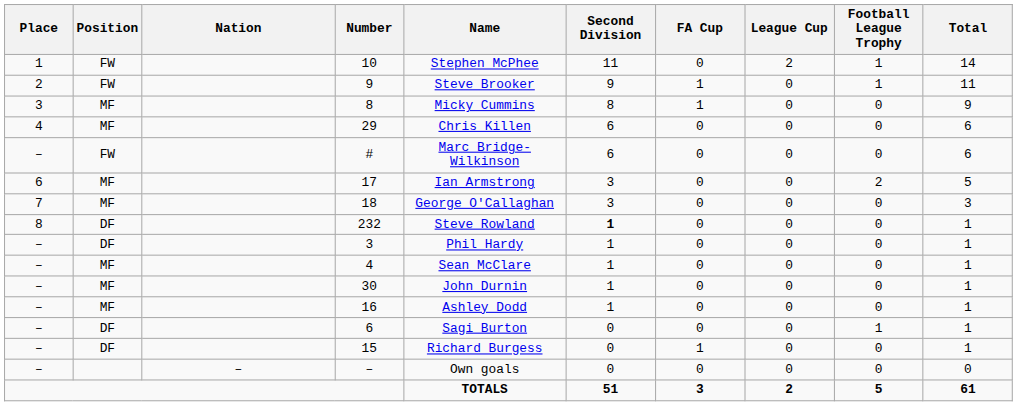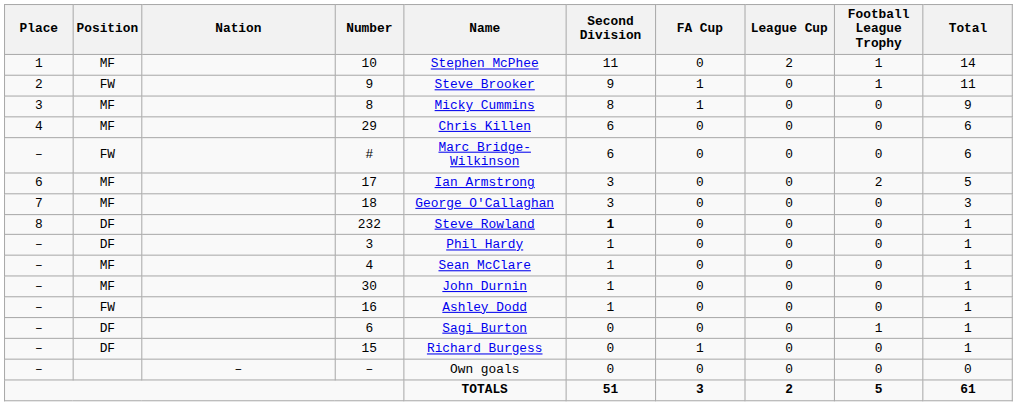(107, 65) FW -> (107, 65) MF
(107, 308) MF -> (107, 308) FW
